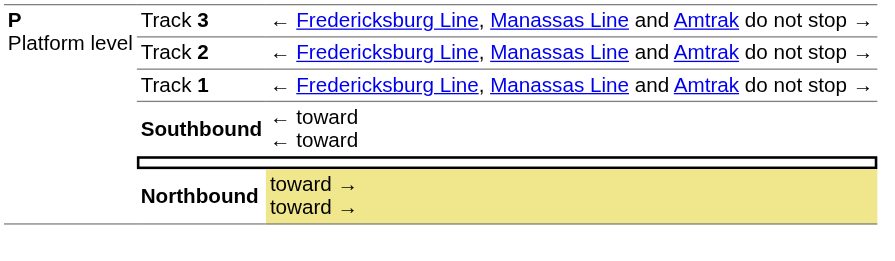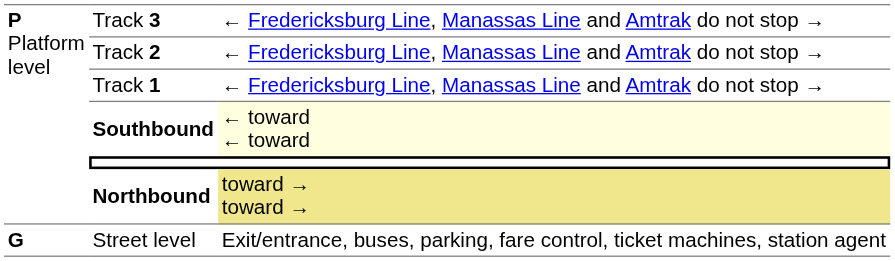(314, 128) no background -> (266, 128) lightyellow background
+ row: (144, 239)
